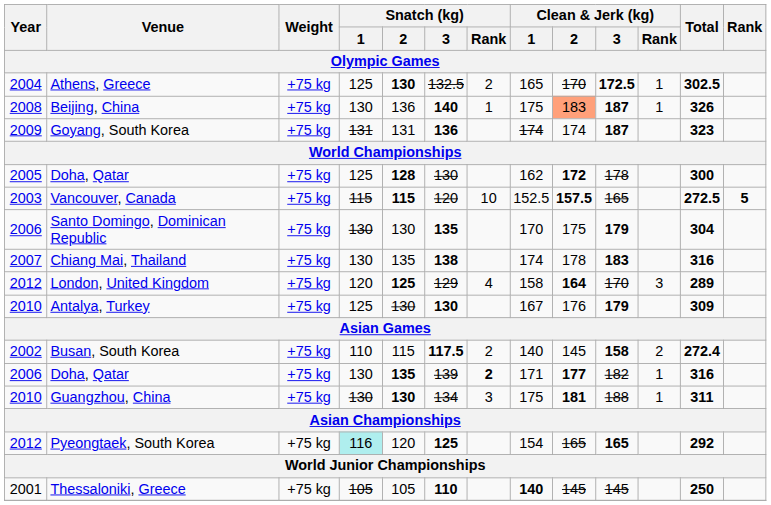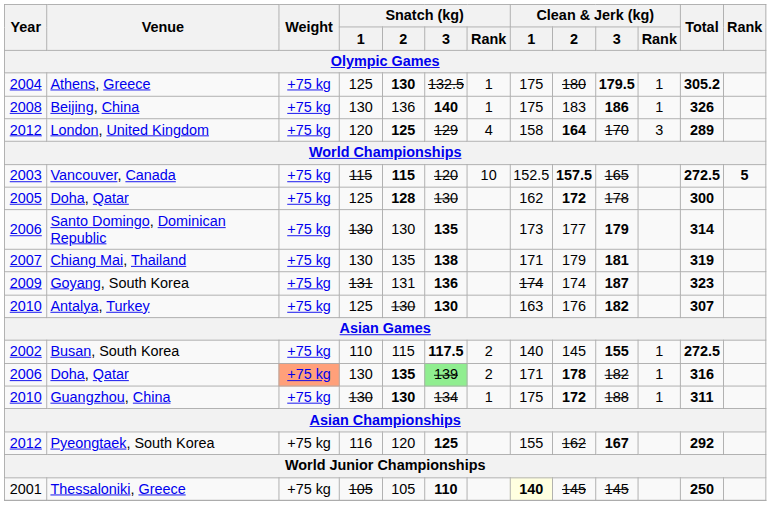(489, 84) 2 -> (489, 84) 1
(531, 84) 165 -> (531, 84) 175
(574, 84) 170 -> (574, 84) 180
(617, 84) 172.5 -> (617, 84) 179.5
(702, 84) 302.5 -> (702, 84) 305.2
(574, 107) lightsalmon background -> (574, 107) no background
(617, 107) 187 -> (617, 107) 186
rows swapped: (26, 283) <-> (26, 130)
rows swapped: (26, 198) <-> (26, 175)
(531, 229) 170 -> (531, 229) 173
(574, 229) 175 -> (574, 229) 177
(702, 229) 304 -> (702, 229) 314
(531, 260) 174 -> (531, 260) 171
(574, 260) 178 -> (574, 260) 179
(617, 260) 183 -> (617, 260) 181
(702, 260) 316 -> (702, 260) 319
(531, 306) 167 -> (531, 306) 163
(617, 306) 179 -> (617, 306) 182
(702, 306) 309 -> (702, 306) 307
(617, 351) 158 -> (617, 351) 155
(659, 351) 2 -> (659, 351) 1
(702, 351) 272.4 -> (702, 351) 272.5
(309, 374) no background -> (309, 374) lightsalmon background
(446, 374) no background -> (446, 374) lightgreen background
(489, 374) bold -> (489, 374) normal
(574, 374) 177 -> (574, 374) 178
(489, 397) 3 -> (489, 397) 1
(574, 397) 181 -> (574, 397) 172
(361, 443) paleturquoise background -> (361, 443) no background
(531, 443) 154 -> (531, 443) 155
(574, 443) 165 -> (574, 443) 162
(617, 443) 165 -> (617, 443) 167
(531, 488) no background -> (531, 488) lightyellow background
